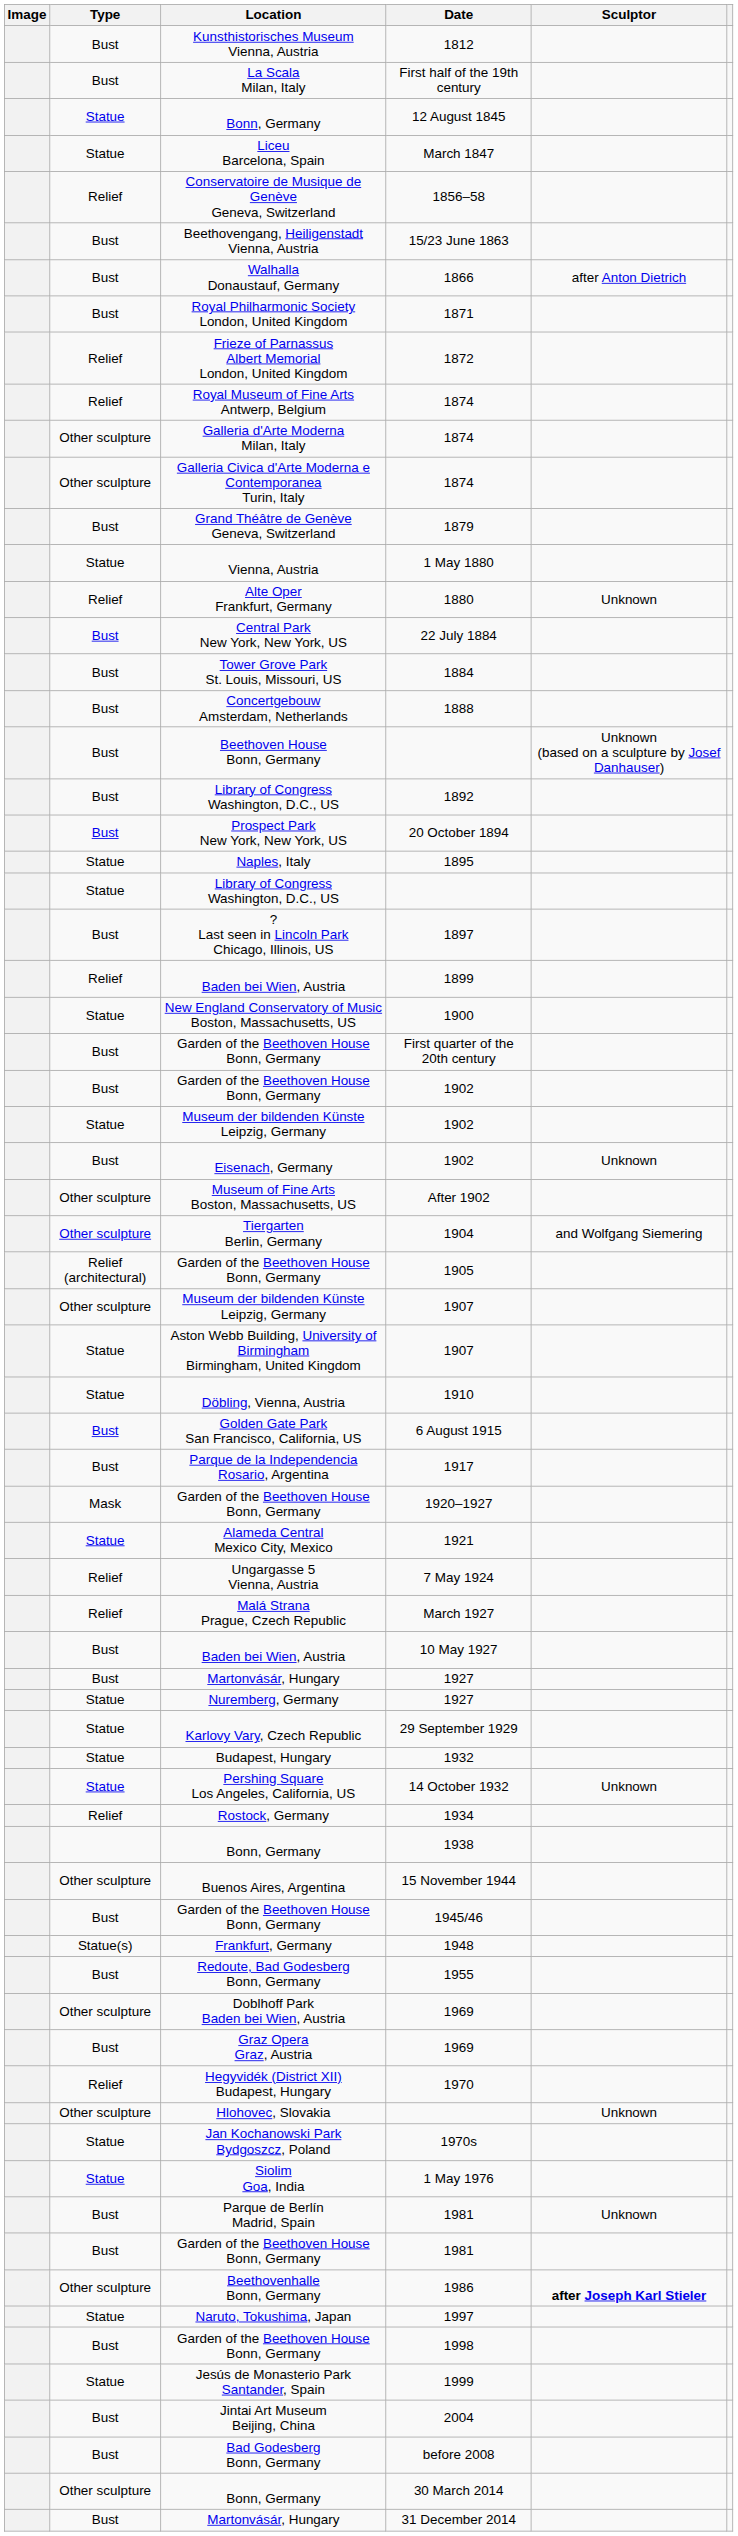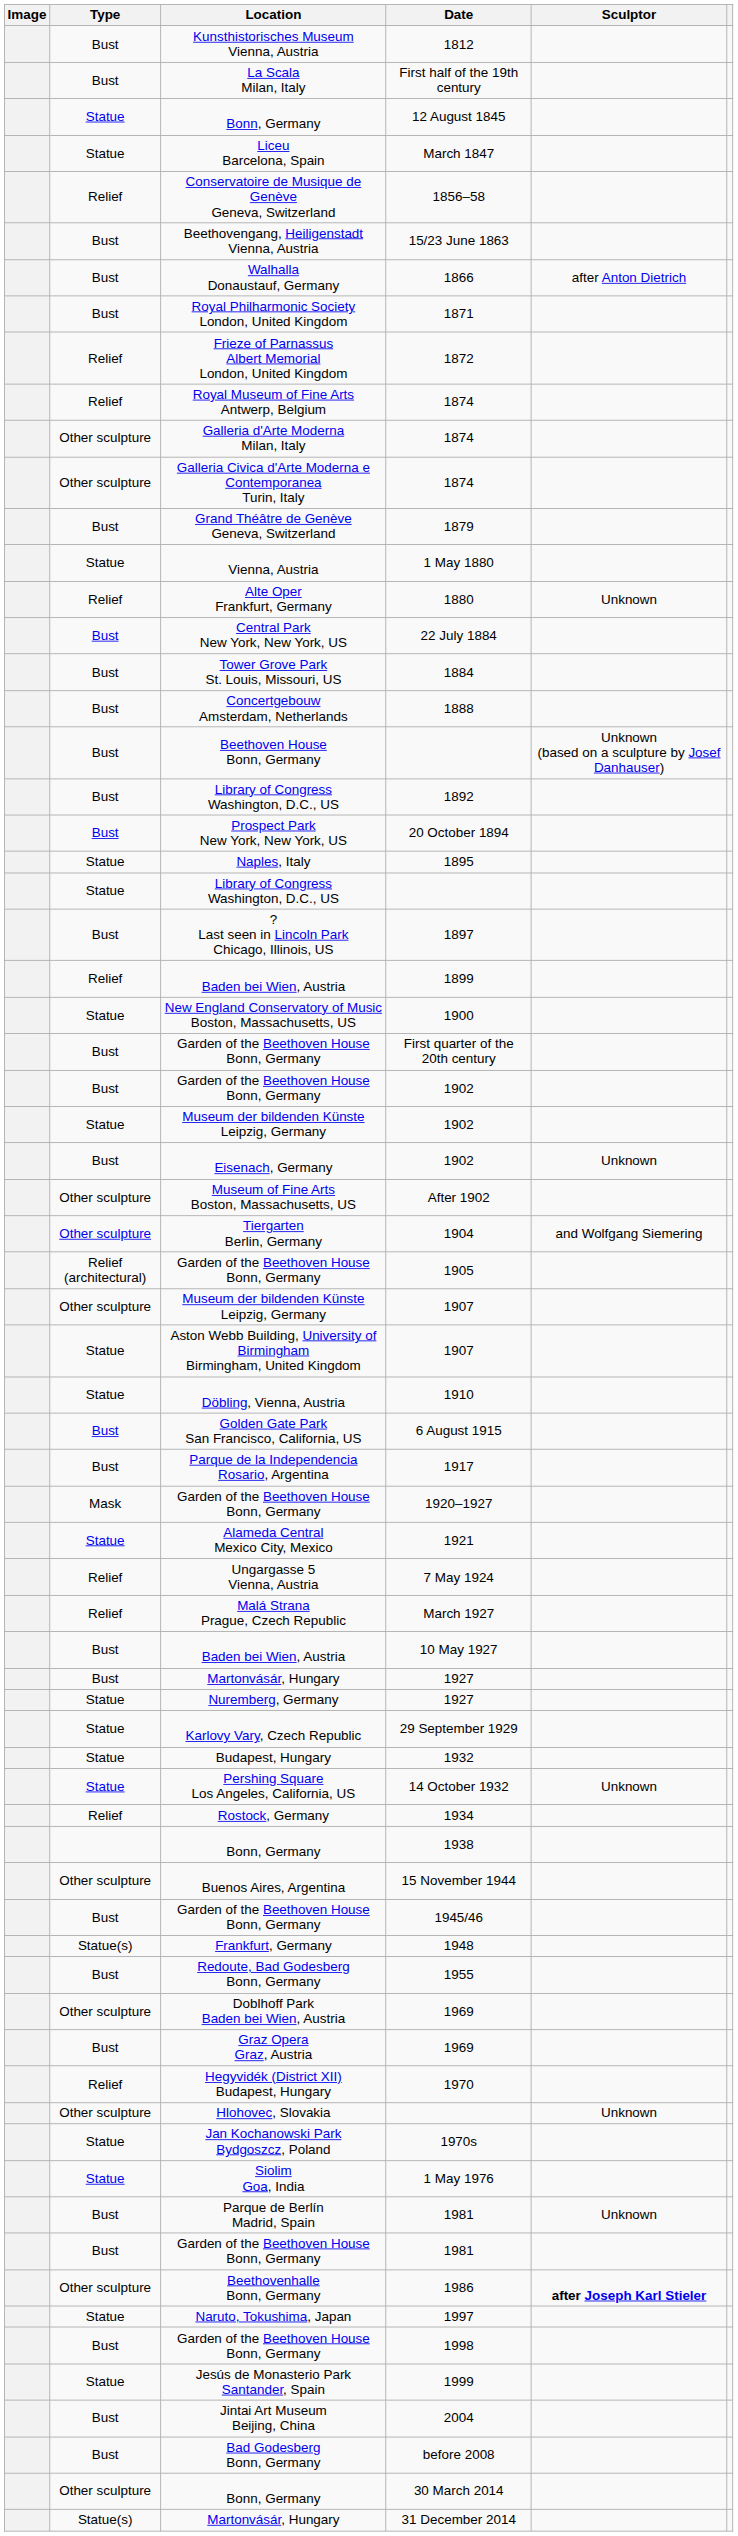(105, 2520) Bust -> (105, 2520) Statue(s)
